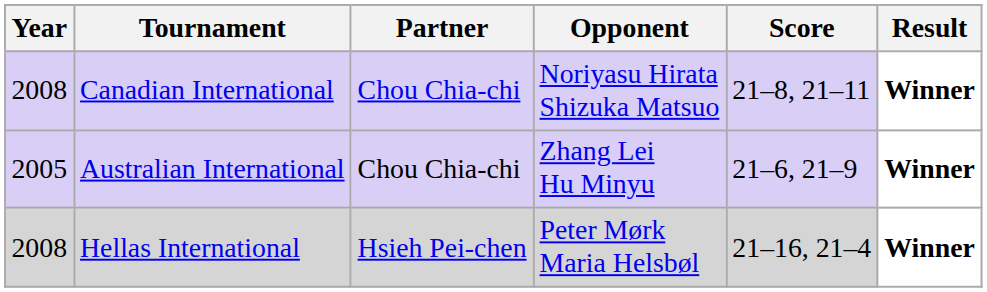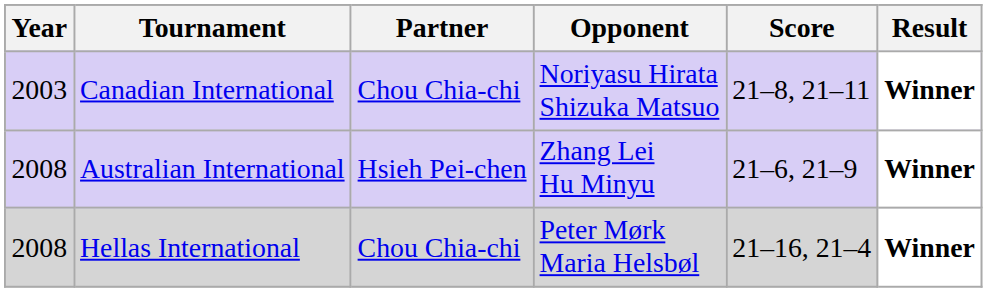(39, 90) 2008 -> (39, 90) 2003
(39, 168) 2005 -> (39, 168) 2008
(439, 168) Chou Chia-chi -> (442, 168) Hsieh Pei-chen
(442, 247) Hsieh Pei-chen -> (439, 247) Chou Chia-chi
